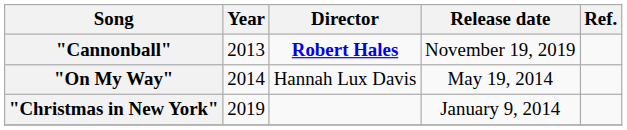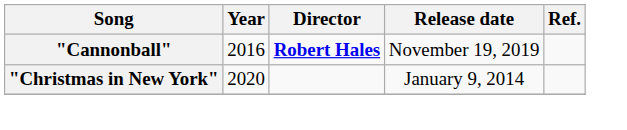(246, 49) 2013 -> (246, 49) 2016
- row: (114, 79)
(246, 109) 2019 -> (246, 79) 2020
